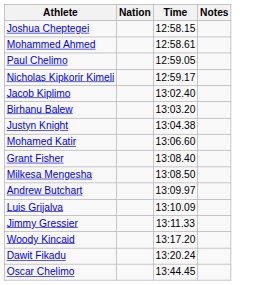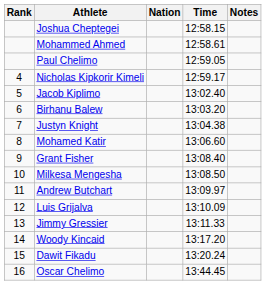+ column: (19, 12)
